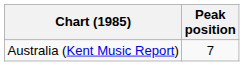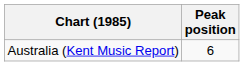(210, 50) 7 -> (210, 50) 6
